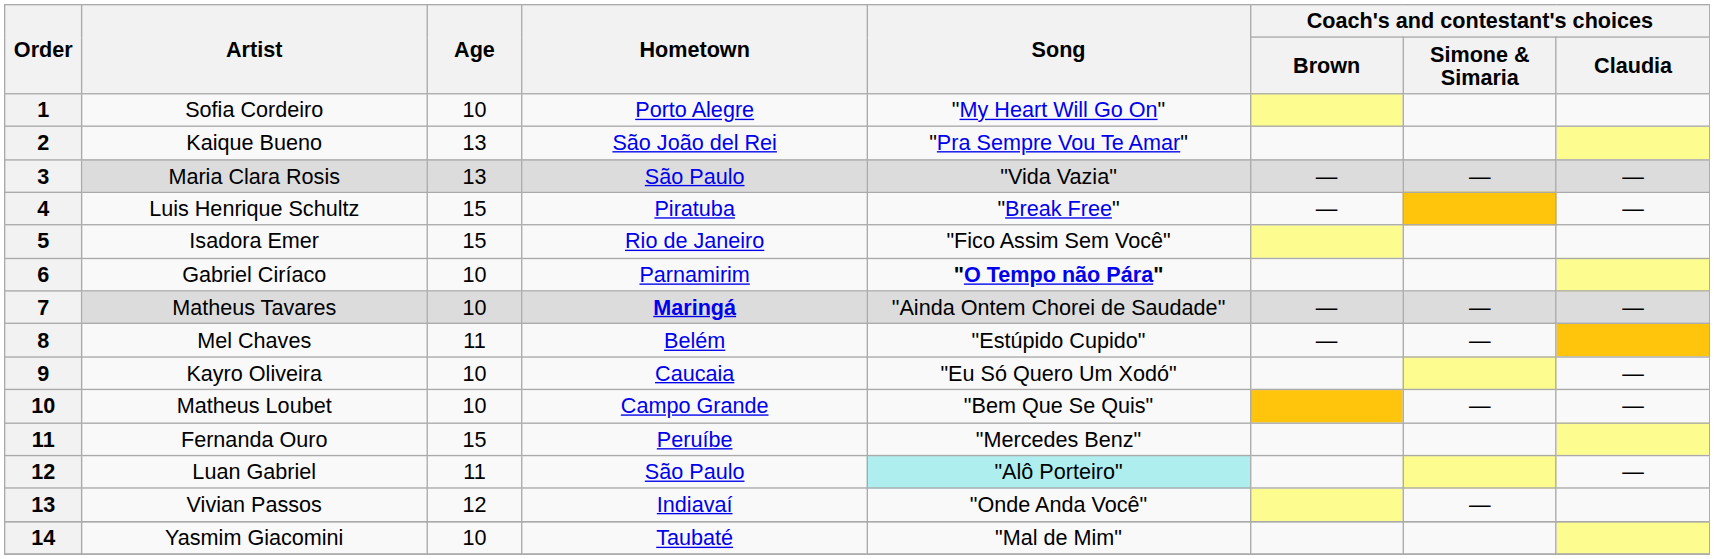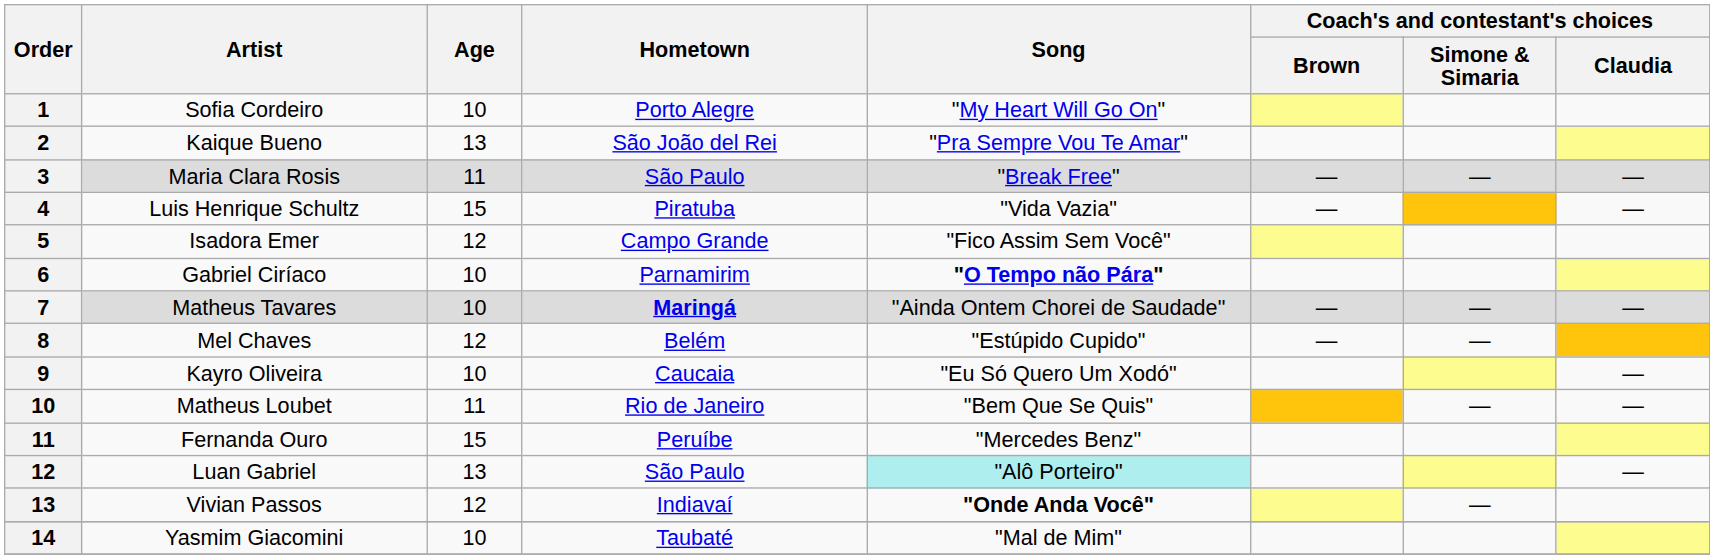(474, 176) 13 -> (474, 176) 11
(1059, 176) "Vida Vazia" -> (1059, 176) "Break Free"
(1059, 209) "Break Free" -> (1059, 209) "Vida Vazia"
(474, 242) 15 -> (474, 242) 12
(695, 242) Rio de Janeiro -> (695, 242) Campo Grande
(474, 340) 11 -> (474, 340) 12
(474, 406) 10 -> (474, 406) 11
(695, 406) Campo Grande -> (695, 406) Rio de Janeiro
(474, 472) 11 -> (474, 472) 13
(1059, 505) normal -> (1059, 505) bold
